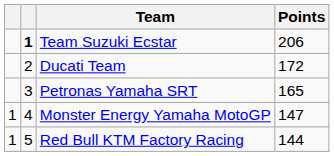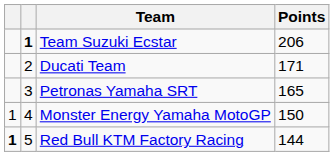(291, 66) 172 -> (291, 66) 171
(291, 115) 147 -> (291, 115) 150
(12, 140) normal -> (12, 140) bold
